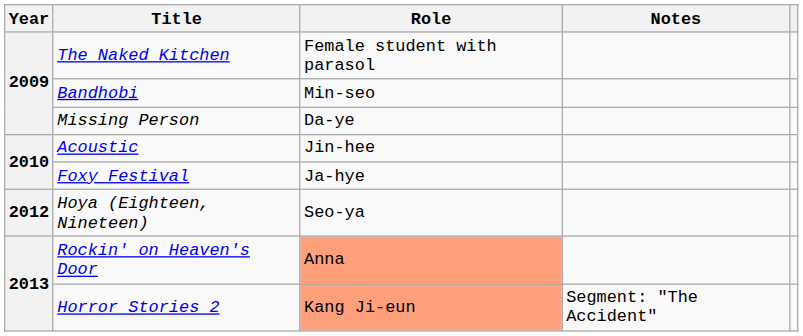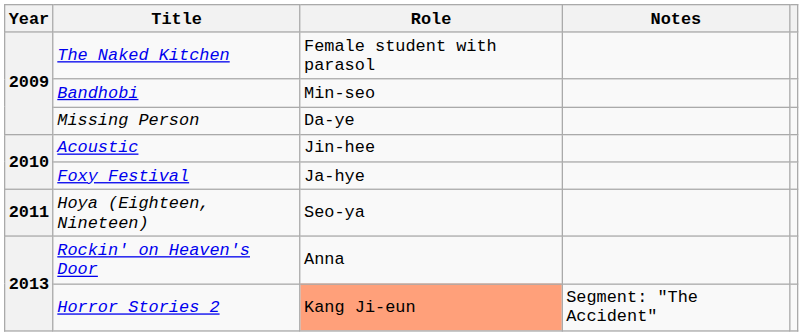(29, 213) 2012 -> (29, 213) 2011
(324, 260) lightsalmon background -> (324, 260) no background
